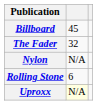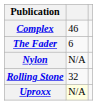- row: (35, 28)
+ row: (35, 28)
(73, 44) 32 -> (71, 44) 6
(71, 76) 6 -> (73, 76) 32
